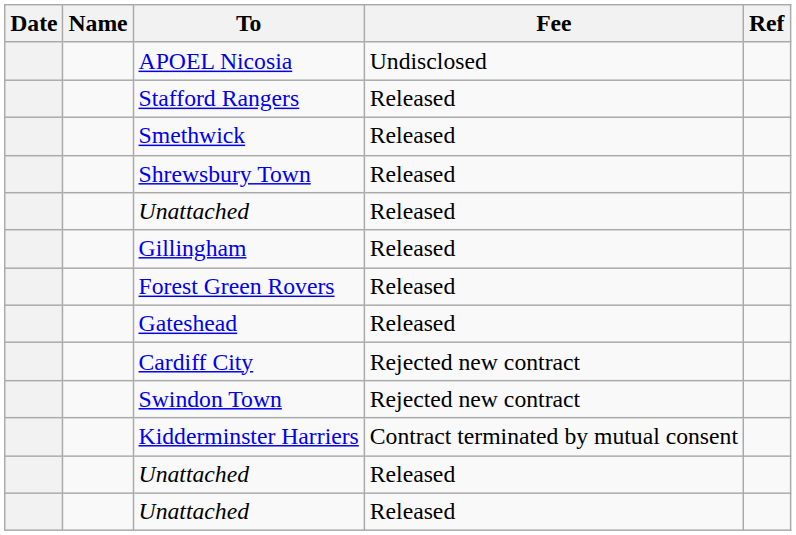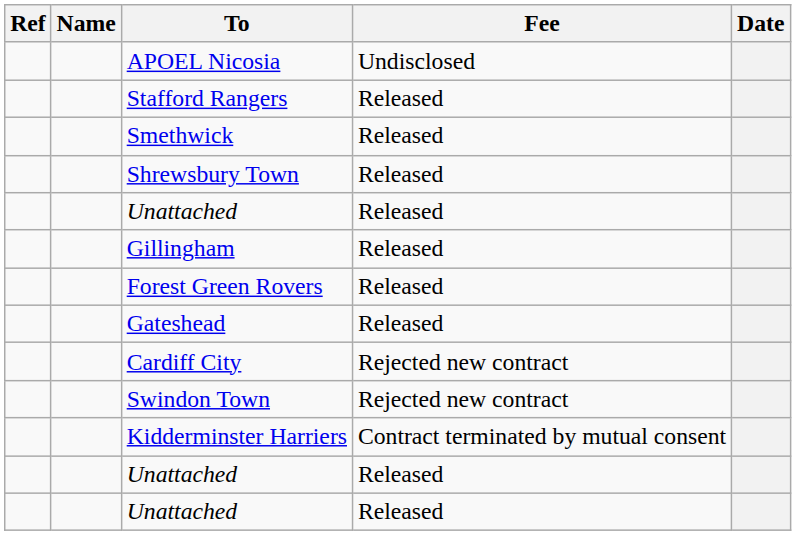columns swapped: (34, 23) <-> (767, 23)
